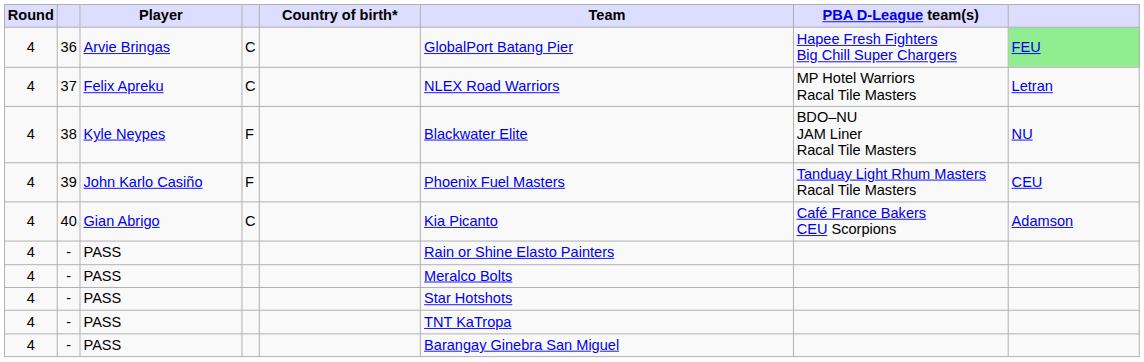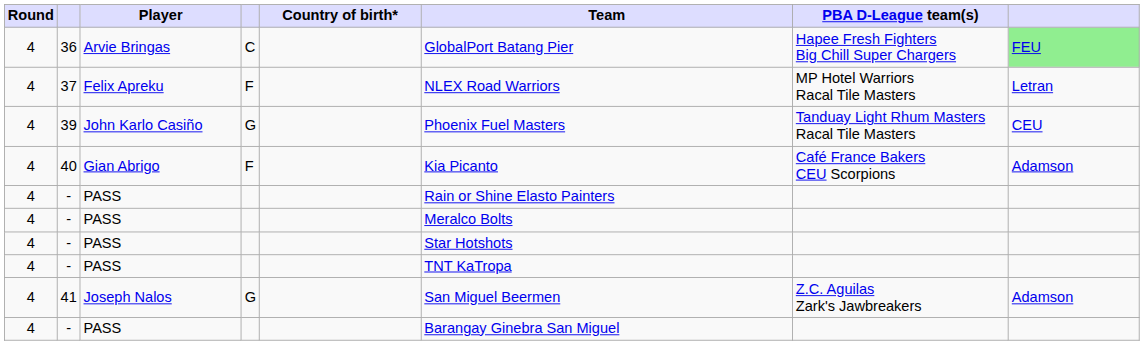(250, 86) C -> (249, 86) F
- row: (69, 134)
(249, 182) F -> (250, 126) G
(250, 221) C -> (249, 165) F
+ row: (69, 297)
